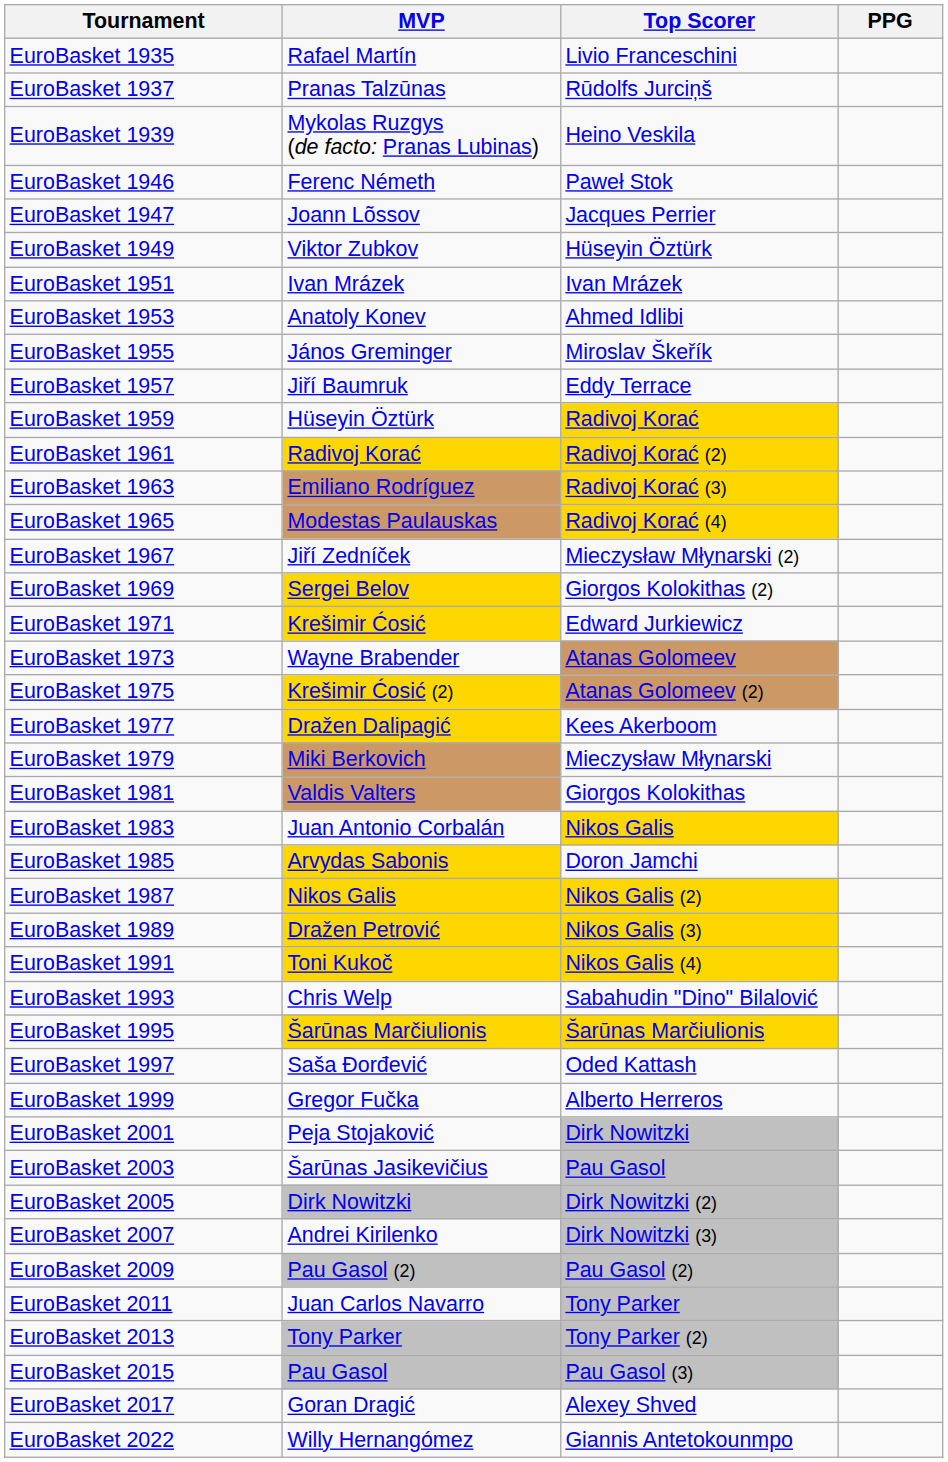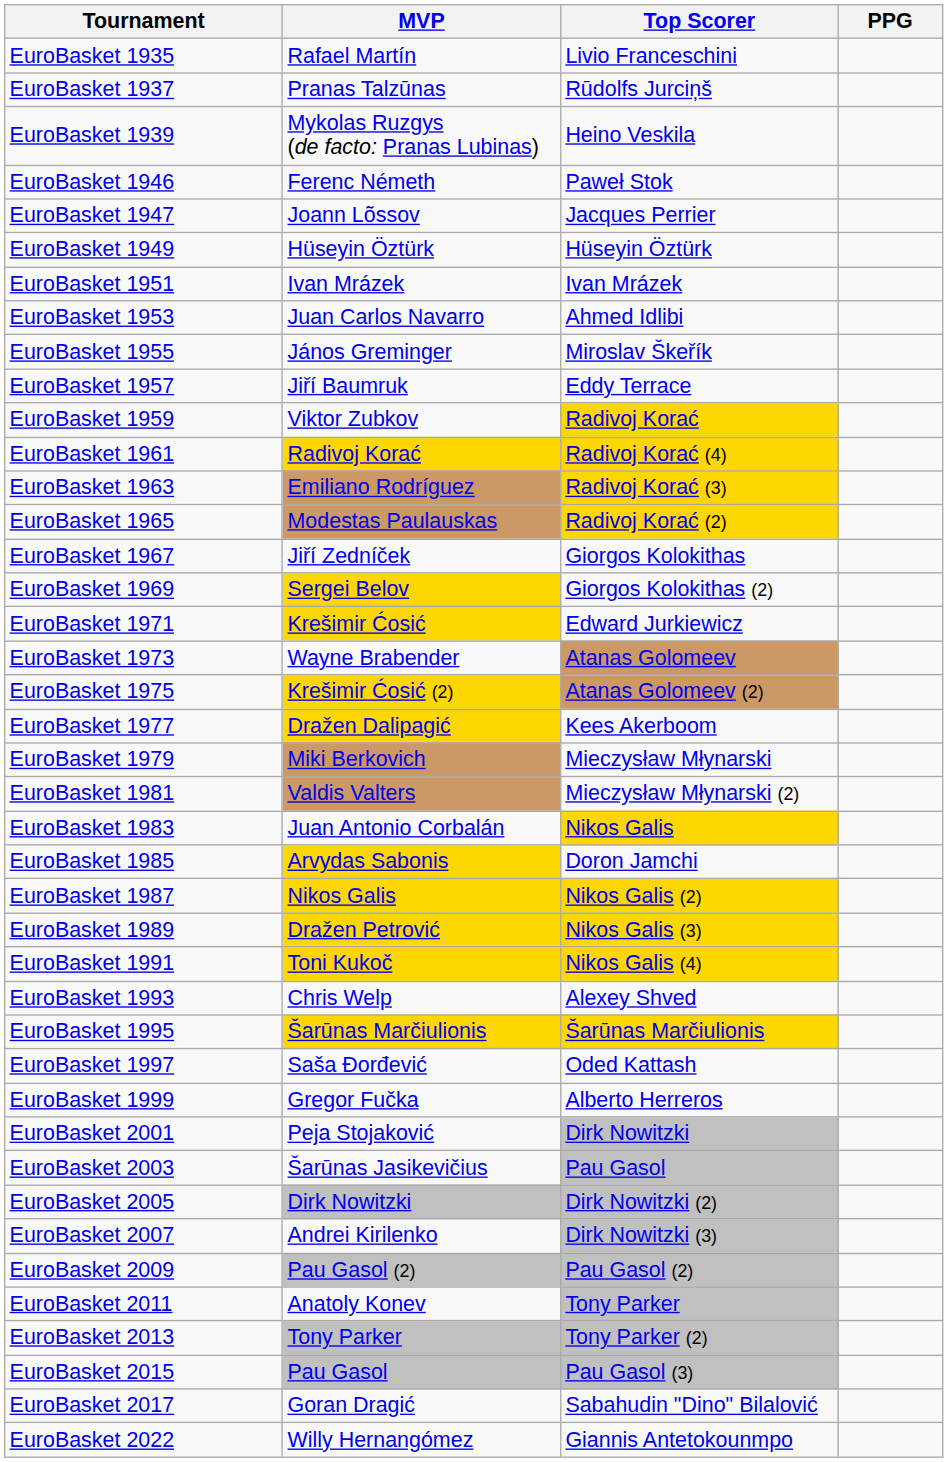(353, 249) Viktor Zubkov -> (361, 249) Hüseyin Öztürk
(357, 317) Anatoly Konev -> (386, 317) Juan Carlos Navarro
(361, 419) Hüseyin Öztürk -> (353, 419) Viktor Zubkov
(646, 453) Radivoj Korać (2) -> (646, 453) Radivoj Korać (4)
(646, 521) Radivoj Korać (4) -> (646, 521) Radivoj Korać (2)
(682, 555) Mieczysław Młynarski (2) -> (655, 555) Giorgos Kolokithas
(655, 793) Giorgos Kolokithas -> (682, 793) Mieczysław Młynarski (2)
(692, 997) Sabahudin "Dino" Bilalović -> (631, 997) Alexey Shved
(386, 1303) Juan Carlos Navarro -> (357, 1303) Anatoly Konev
(631, 1405) Alexey Shved -> (692, 1405) Sabahudin "Dino" Bilalović
